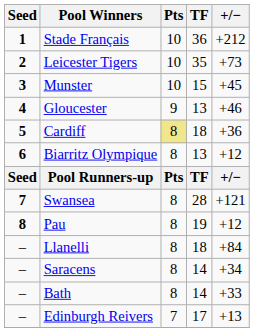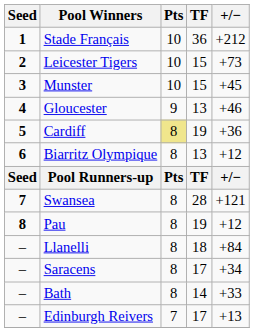(199, 62) 35 -> (199, 62) 15
(199, 131) 18 -> (199, 131) 19
(199, 270) 14 -> (199, 270) 17
